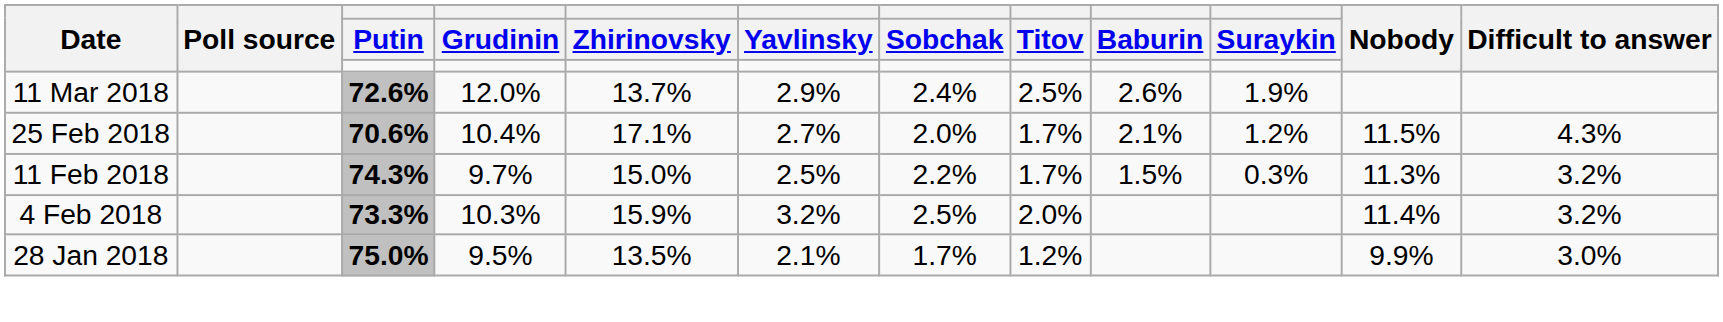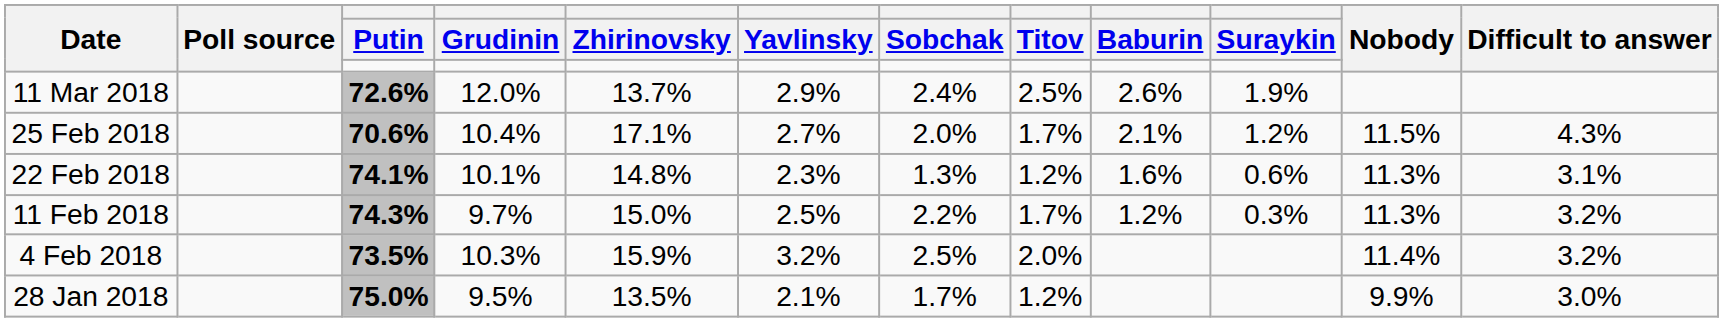+ row: (91, 174)
(1150, 174) 1.5% -> (1150, 215) 1.2%
(389, 215) 73.3% -> (389, 256) 73.5%
